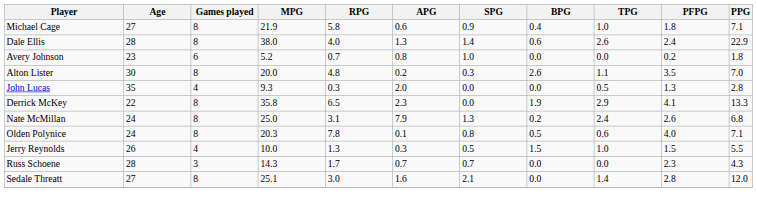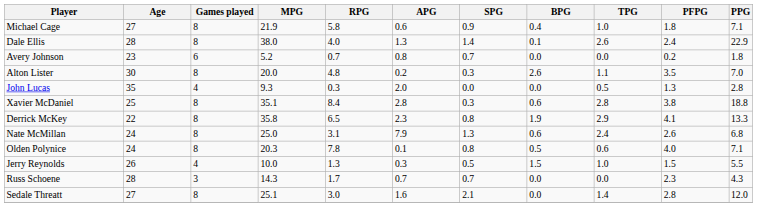(535, 42) 0.6 -> (535, 42) 0.1
(468, 57) 1.0 -> (468, 57) 0.7
+ row: (40, 103)
(468, 103) 0.0 -> (468, 118) 0.8
(535, 118) 0.2 -> (535, 133) 0.6
